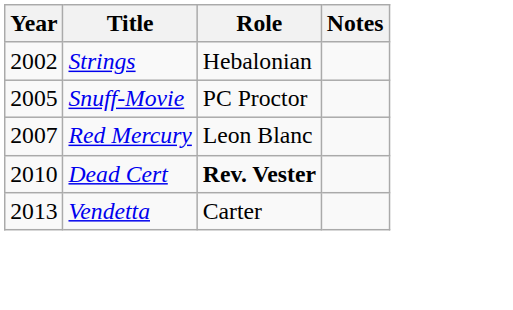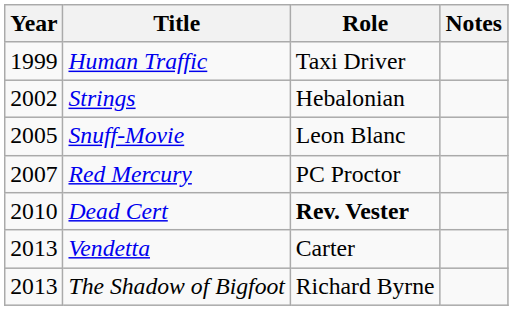+ row: (138, 60)
(255, 98) PC Proctor -> (351, 135) Leon Blanc
(258, 135) Leon Blanc -> (348, 173) PC Proctor
+ row: (177, 286)
